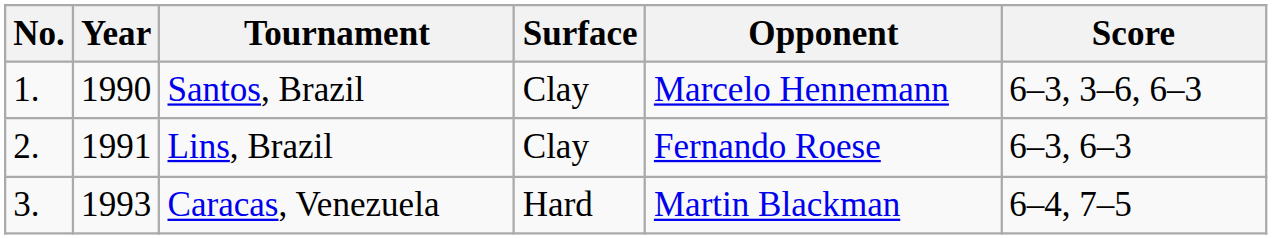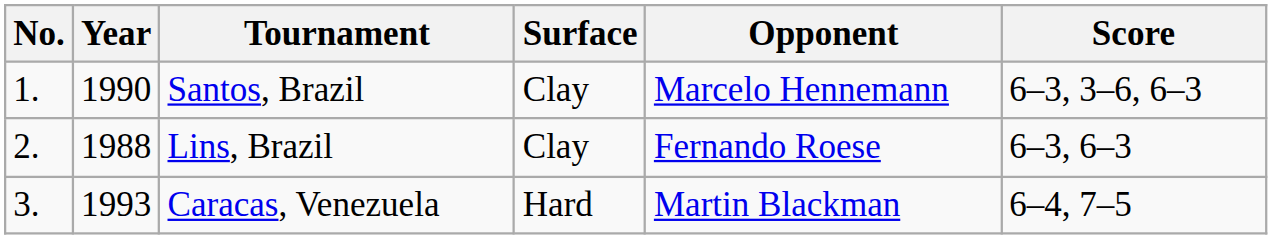(116, 146) 1991 -> (116, 146) 1988
